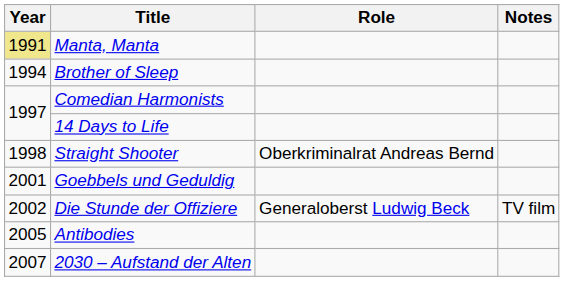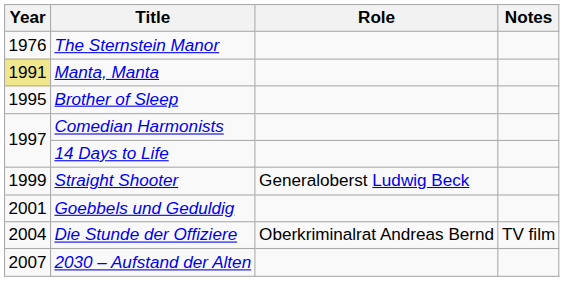+ row: (137, 45)
(28, 72) 1994 -> (28, 99) 1995
(28, 153) 1998 -> (28, 180) 1999
(377, 153) Oberkriminalrat Andreas Bernd -> (364, 180) Generaloberst Ludwig Beck
(28, 208) 2002 -> (28, 235) 2004
(364, 208) Generaloberst Ludwig Beck -> (377, 235) Oberkriminalrat Andreas Bernd
- row: (94, 235)
